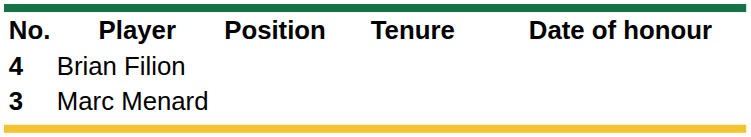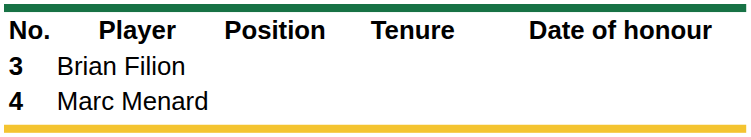(16, 66) 4 -> (16, 66) 3
(16, 101) 3 -> (16, 101) 4
